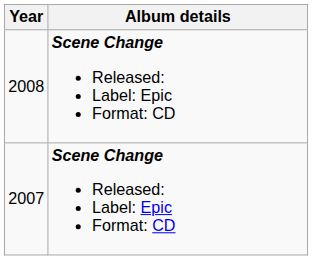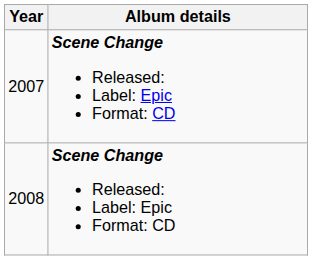rows swapped: (26, 198) <-> (26, 86)
